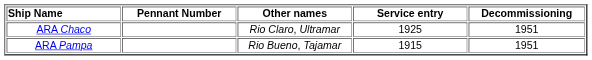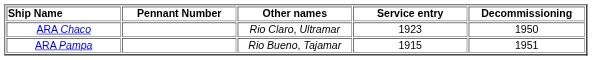(410, 29) 1925 -> (410, 29) 1923
(527, 29) 1951 -> (527, 29) 1950
